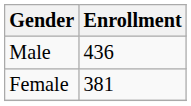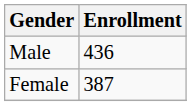(99, 84) 381 -> (99, 84) 387
